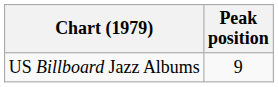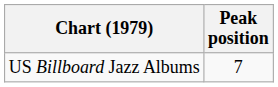(238, 67) 9 -> (238, 67) 7
